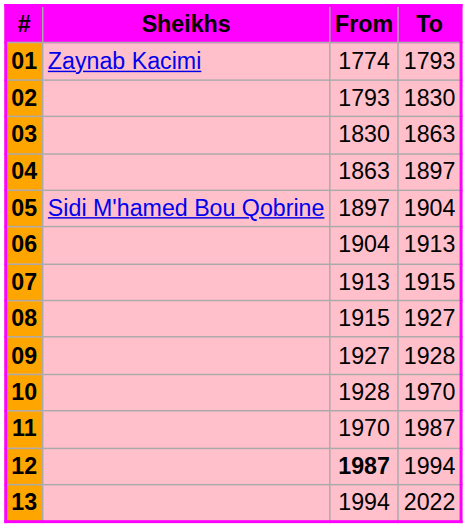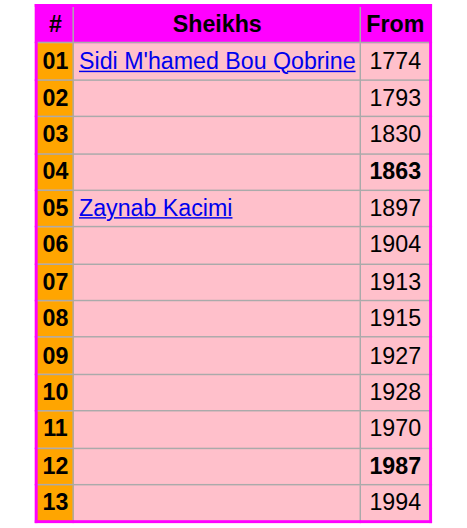- column: (430, 24)
(125, 61) Zaynab Kacimi -> (217, 61) Sidi M'hamed Bou Qobrine
(364, 171) normal -> (395, 171) bold
(186, 208) Sidi M'hamed Bou Qobrine -> (156, 208) Zaynab Kacimi
